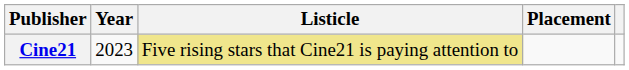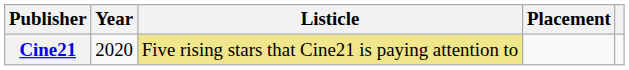(114, 49) 2023 -> (114, 49) 2020
